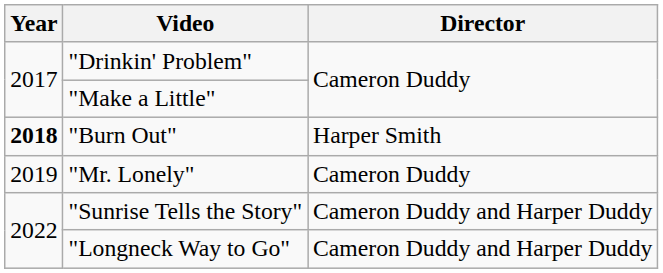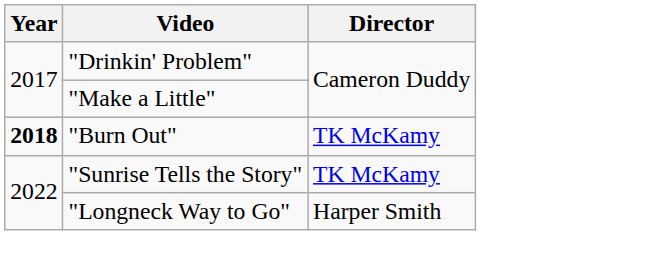(377, 135) Harper Smith -> (377, 135) TK McKamy
- row: (131, 173)
(483, 211) Cameron Duddy and Harper Duddy -> (377, 173) TK McKamy
(483, 248) Cameron Duddy and Harper Duddy -> (377, 211) Harper Smith
